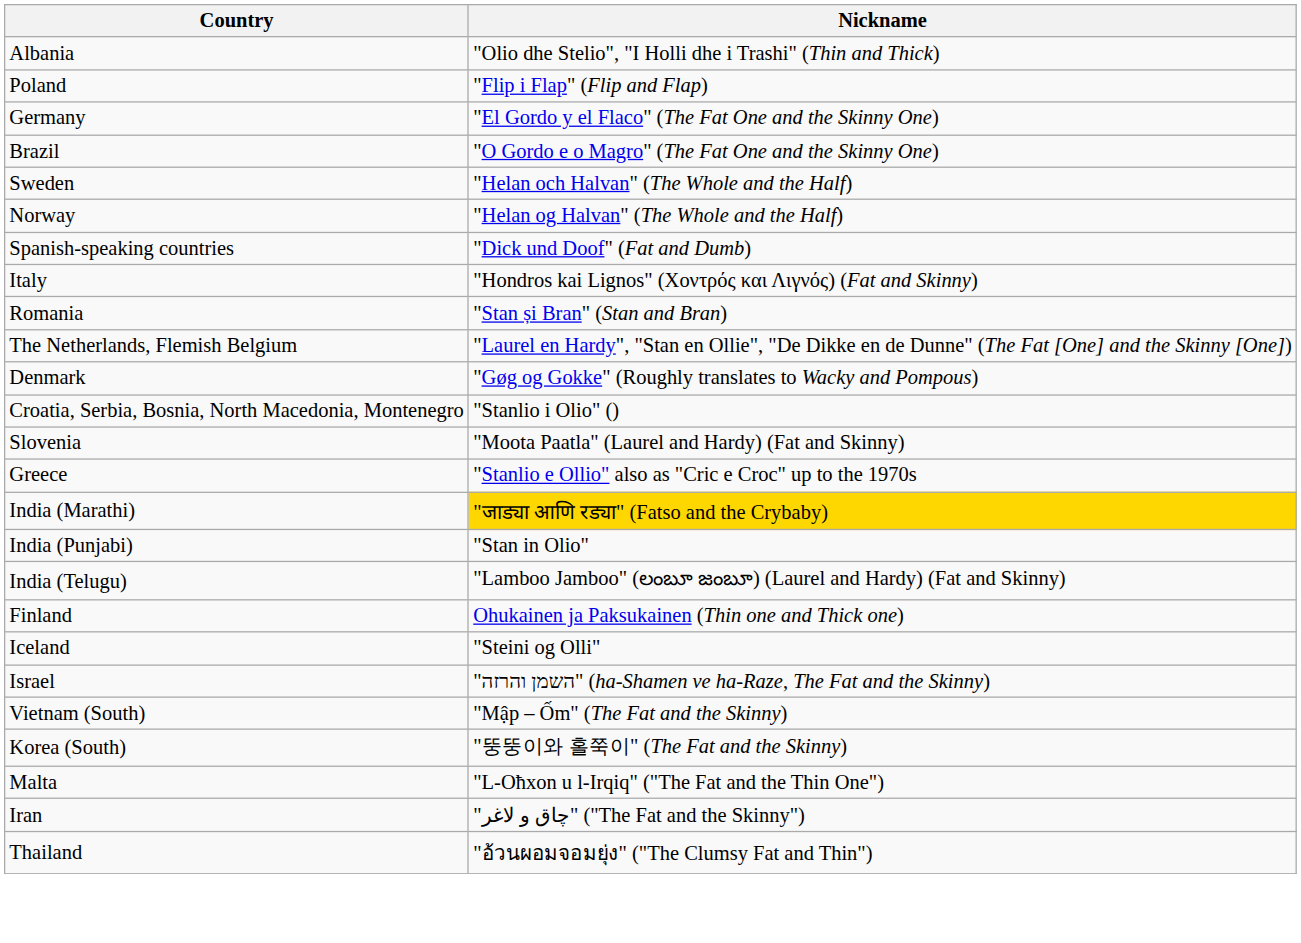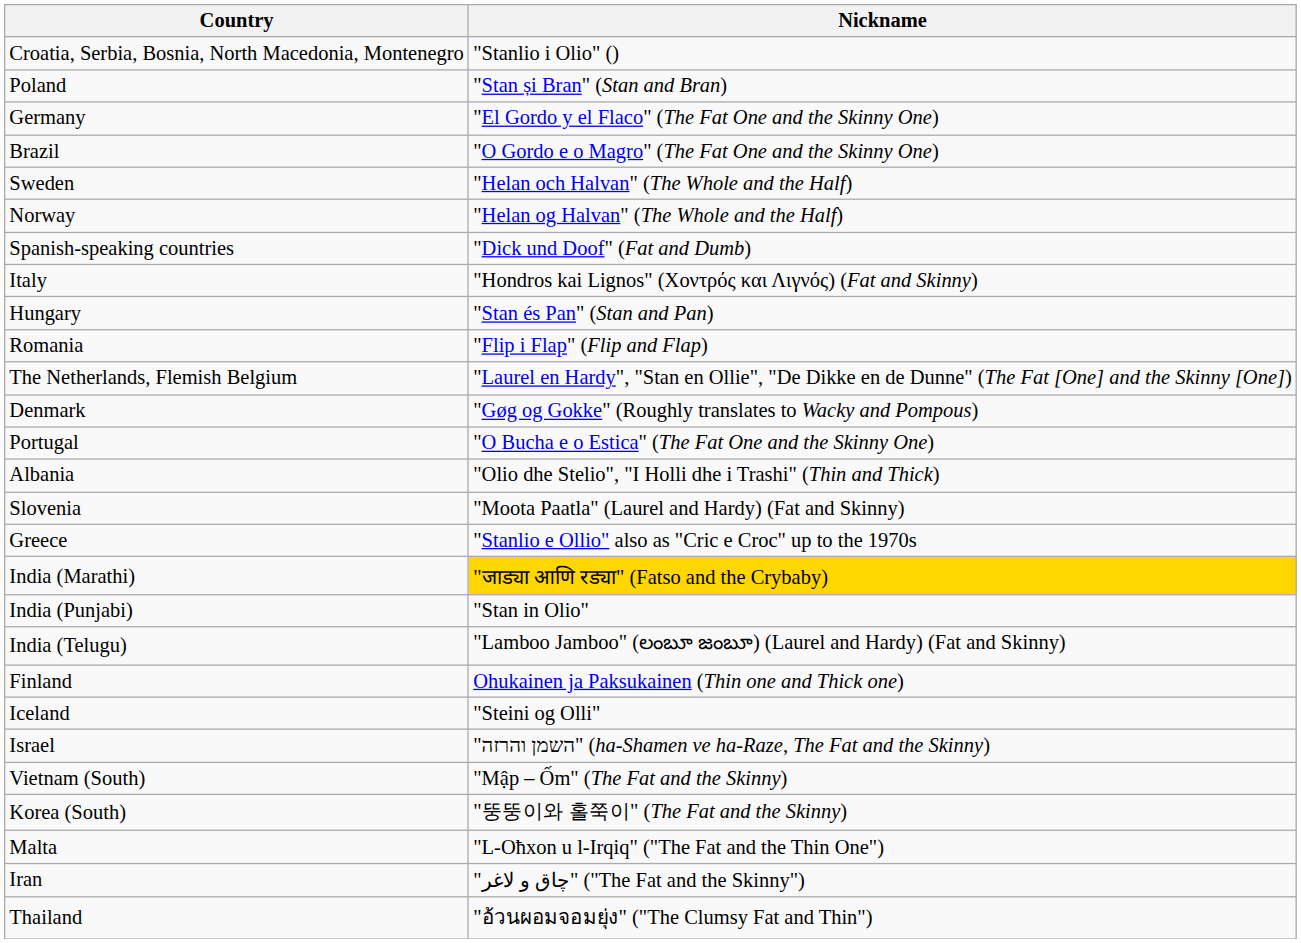rows swapped: (42, 53) <-> (237, 410)
(591, 85) "Flip i Flap" (Flip and Flap) -> (600, 85) "Stan și Bran" (Stan and Bran)
+ row: (45, 313)
(600, 313) "Stan și Bran" (Stan and Bran) -> (591, 345) "Flip i Flap" (Flip and Flap)
+ row: (44, 442)
